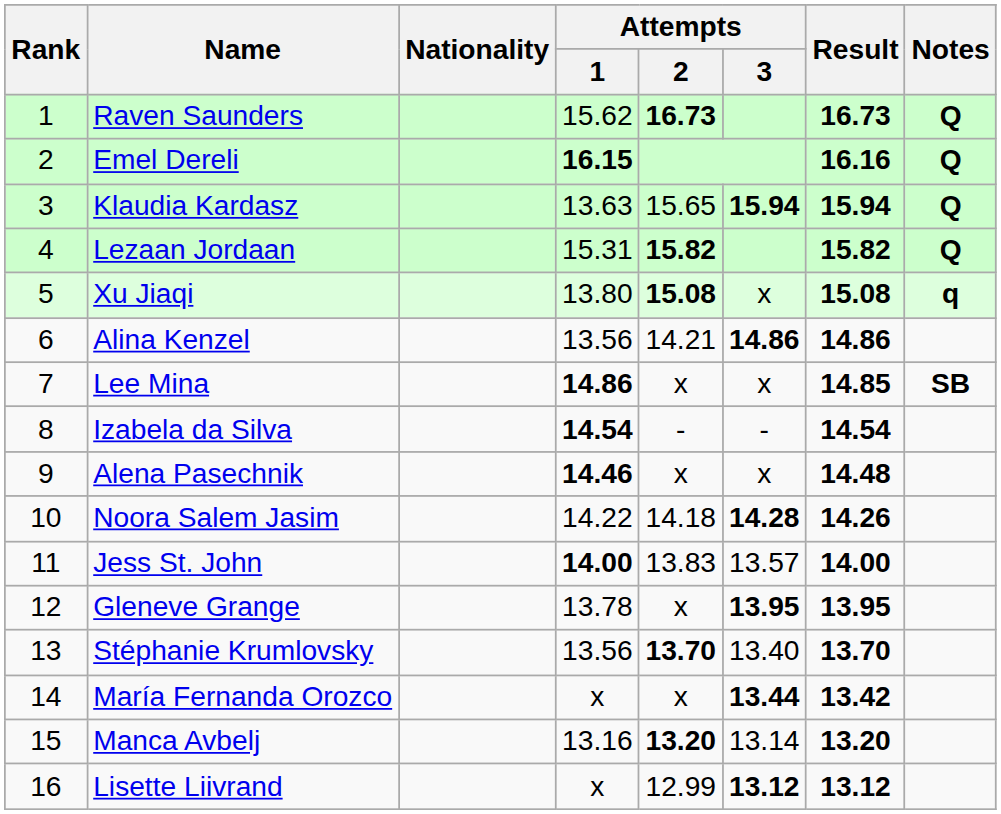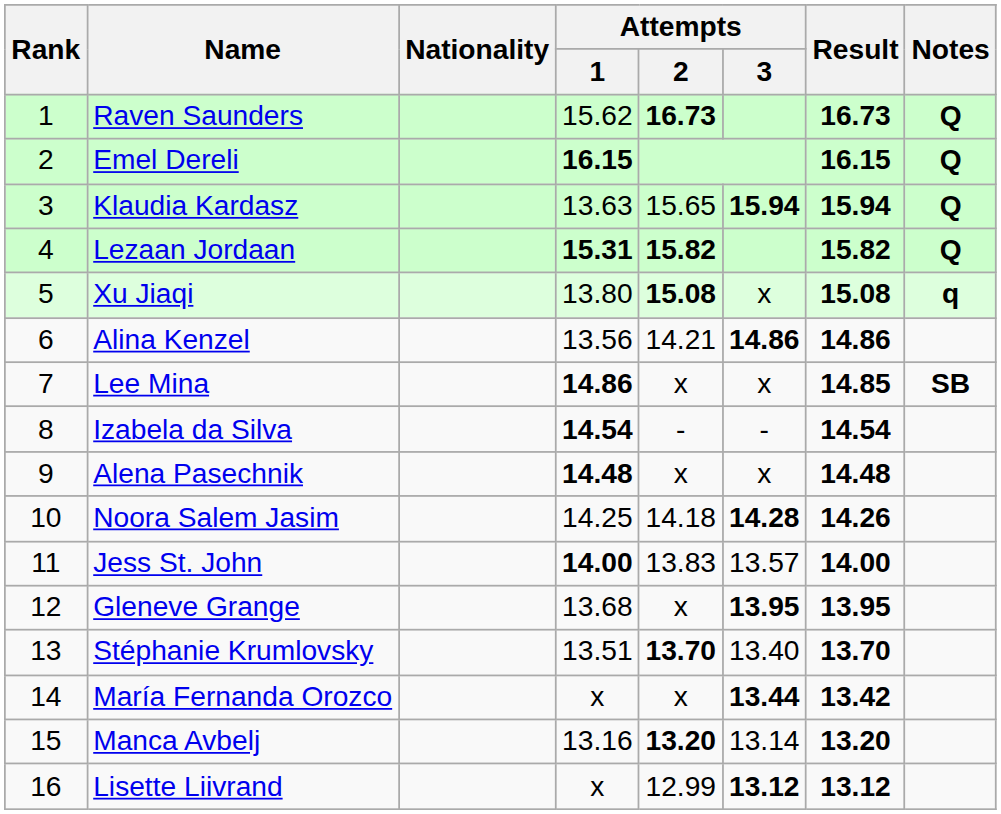(855, 160) 16.16 -> (855, 160) 16.15
(597, 250) normal -> (597, 250) bold
(597, 473) 14.46 -> (597, 473) 14.48
(597, 518) 14.22 -> (597, 518) 14.25
(597, 607) 13.78 -> (597, 607) 13.68
(597, 652) 13.56 -> (597, 652) 13.51
